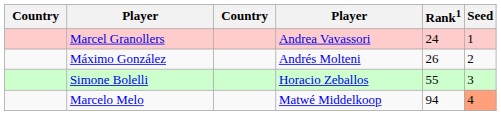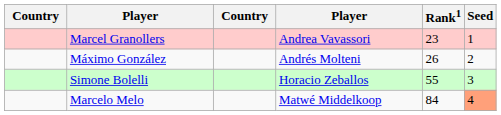(432, 38) 24 -> (432, 38) 23
(432, 100) 94 -> (432, 100) 84
